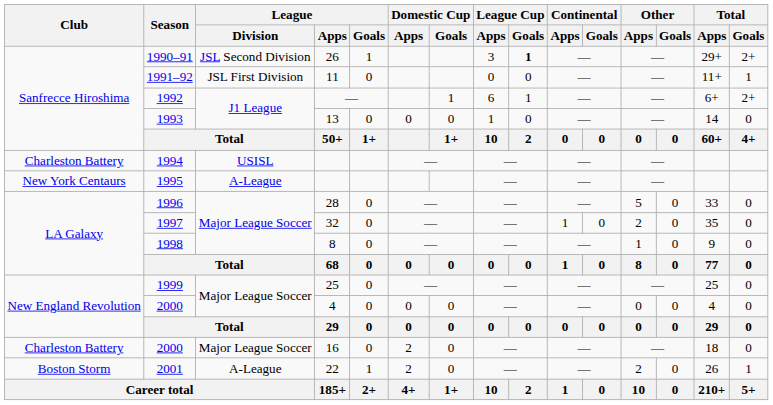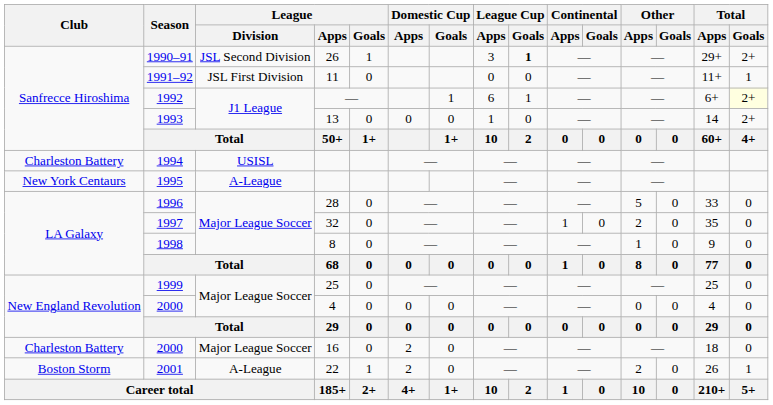(748, 98) no background -> (748, 98) lightyellow background
(748, 118) 0 -> (748, 118) 2+
